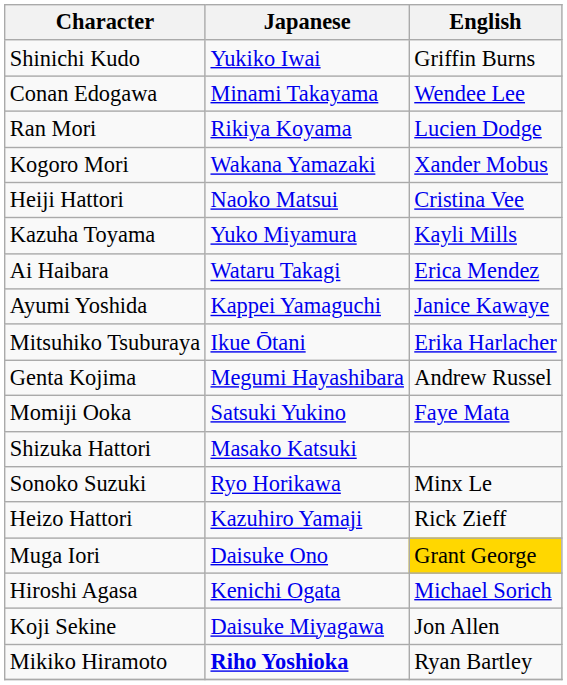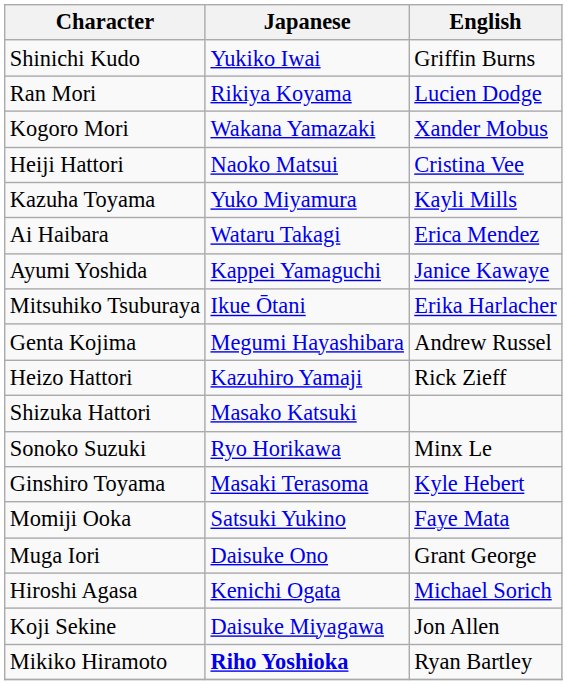- row: (84, 93)
rows swapped: (71, 519) <-> (71, 413)
+ row: (88, 484)
(475, 555) gold background -> (475, 555) no background
